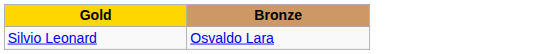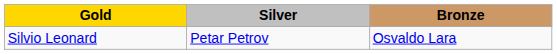+ column: (278, 15)
